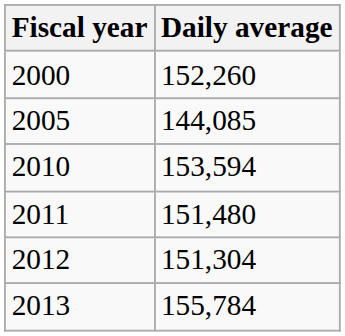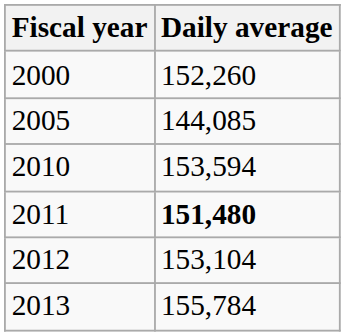(209, 213) normal -> (209, 213) bold
(209, 259) 151,304 -> (209, 259) 153,104
